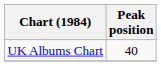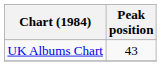(131, 50) 40 -> (131, 50) 43
